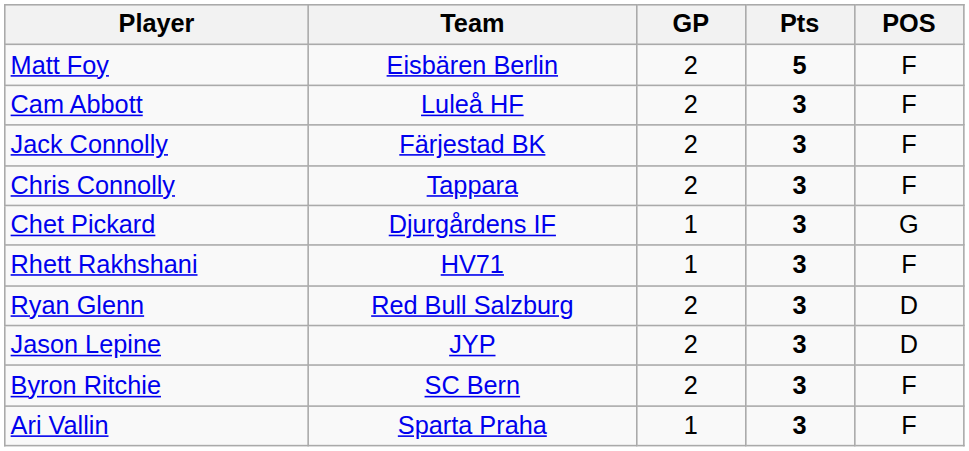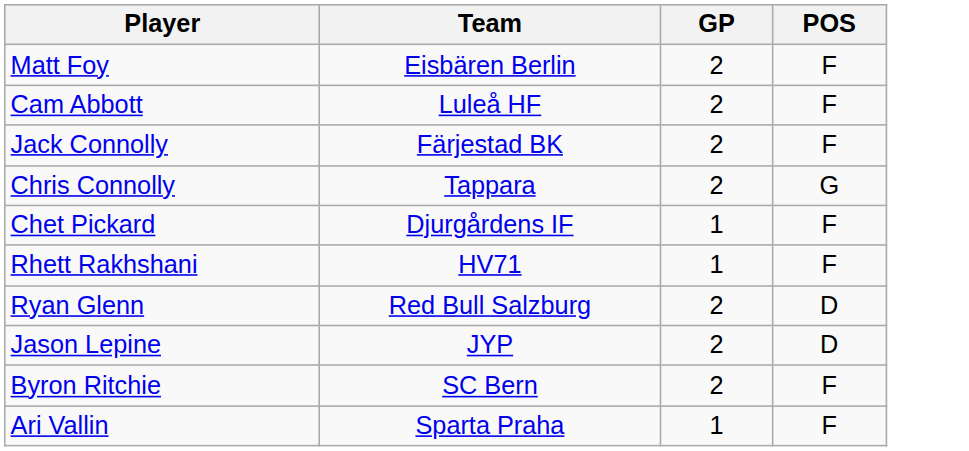- column: (800, 24)
(909, 184) F -> (829, 184) G
(909, 225) G -> (829, 225) F
